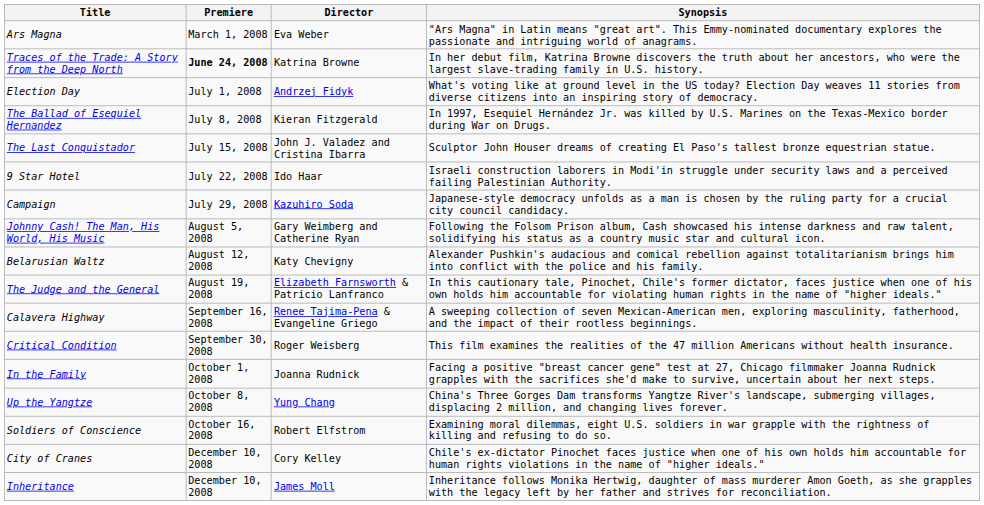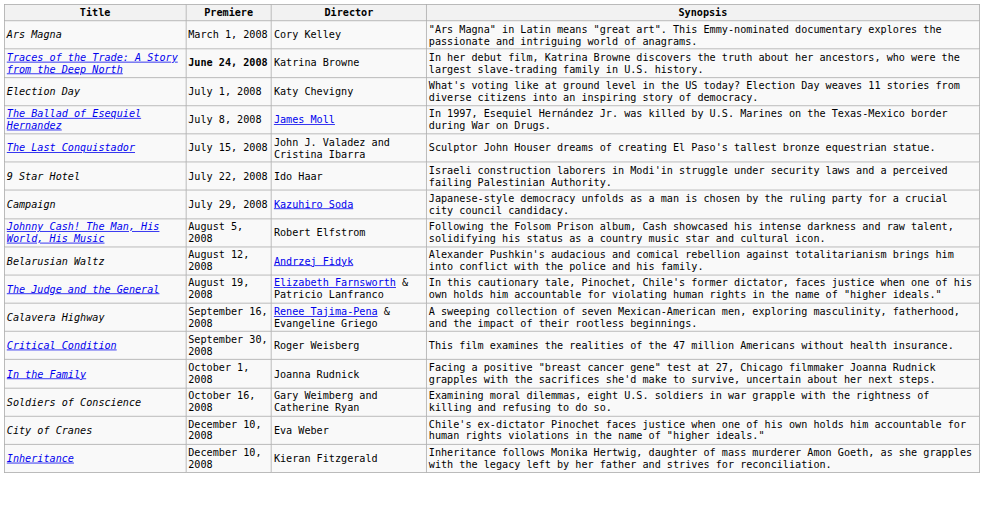(301, 35) Eva Weber -> (307, 35) Cory Kelley
(314, 91) Andrzej Fidyk -> (314, 91) Katy Chevigny
(326, 120) Kieran Fitzgerald -> (304, 120) James Moll
(326, 233) Gary Weimberg and Catherine Ryan -> (320, 233) Robert Elfstrom
(314, 261) Katy Chevigny -> (314, 261) Andrzej Fidyk
- row: (50, 402)
(320, 430) Robert Elfstrom -> (326, 402) Gary Weimberg and Catherine Ryan
(307, 458) Cory Kelley -> (301, 430) Eva Weber
(304, 487) James Moll -> (326, 458) Kieran Fitzgerald
